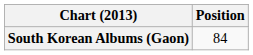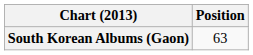(220, 38) 84 -> (220, 38) 63
